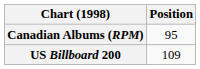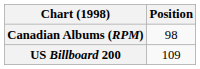(171, 34) 95 -> (171, 34) 98
